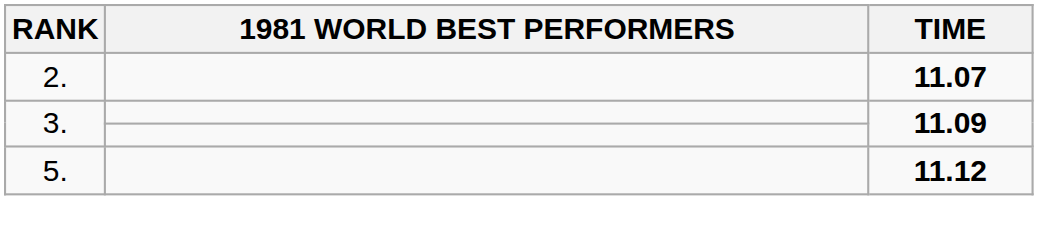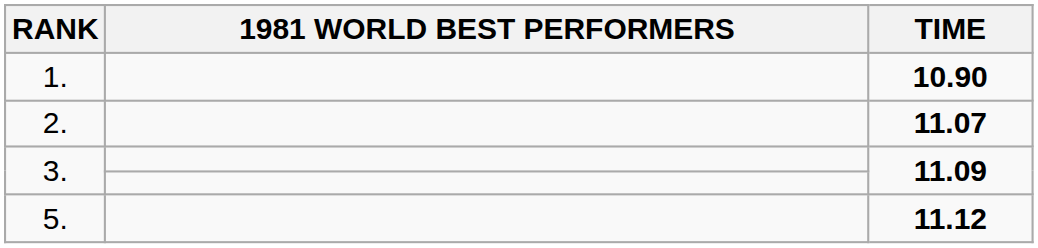+ row: (55, 76)
